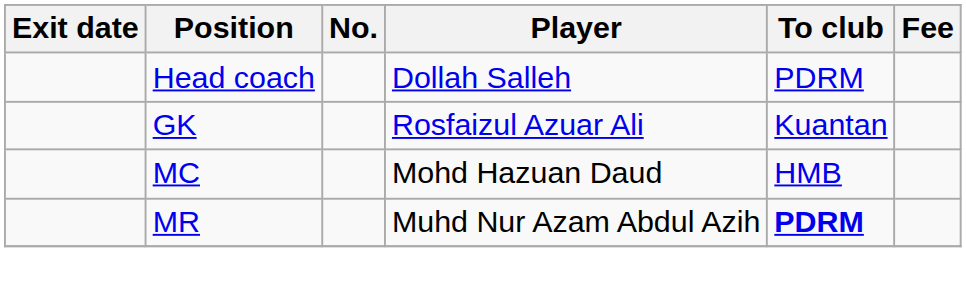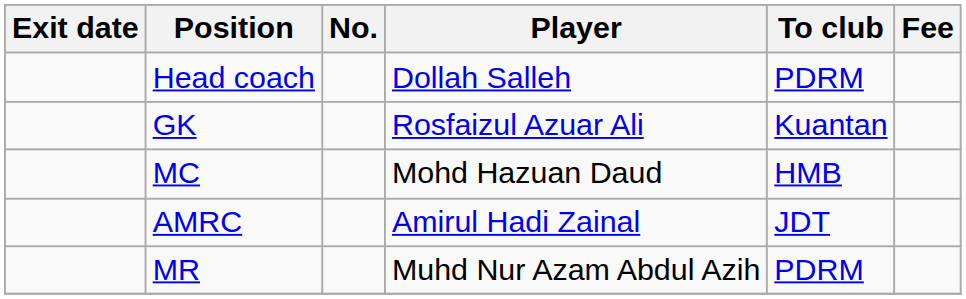+ row: (197, 221)
(819, 221) bold -> (819, 269) normal
